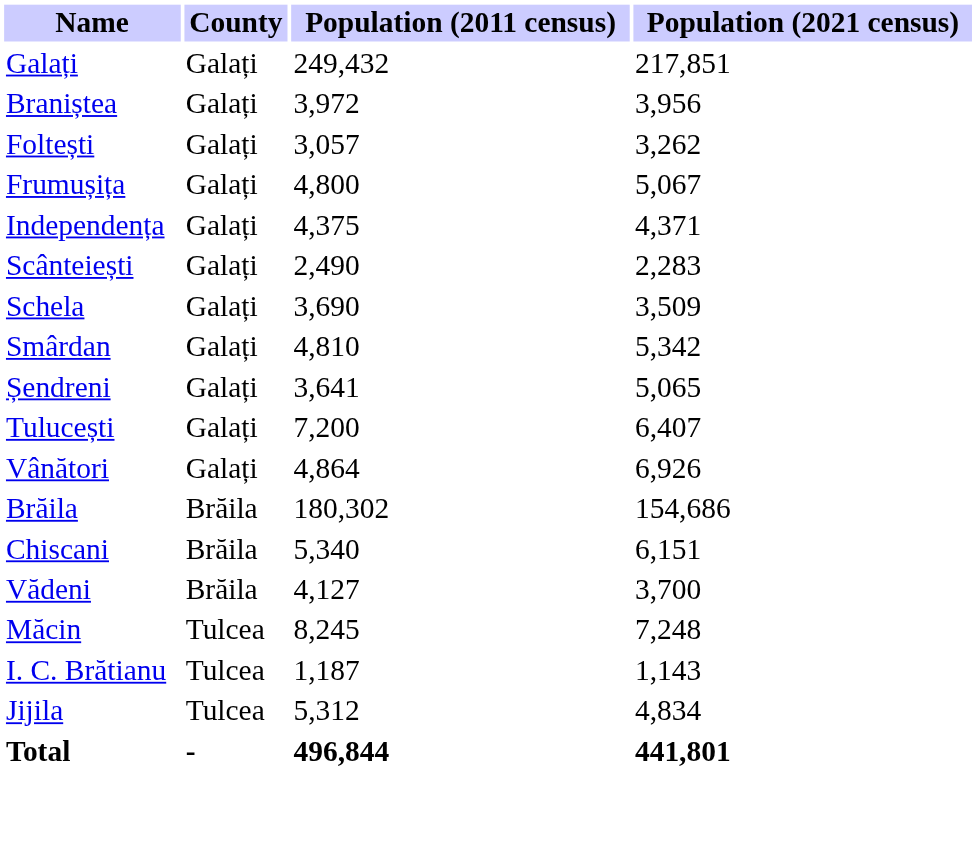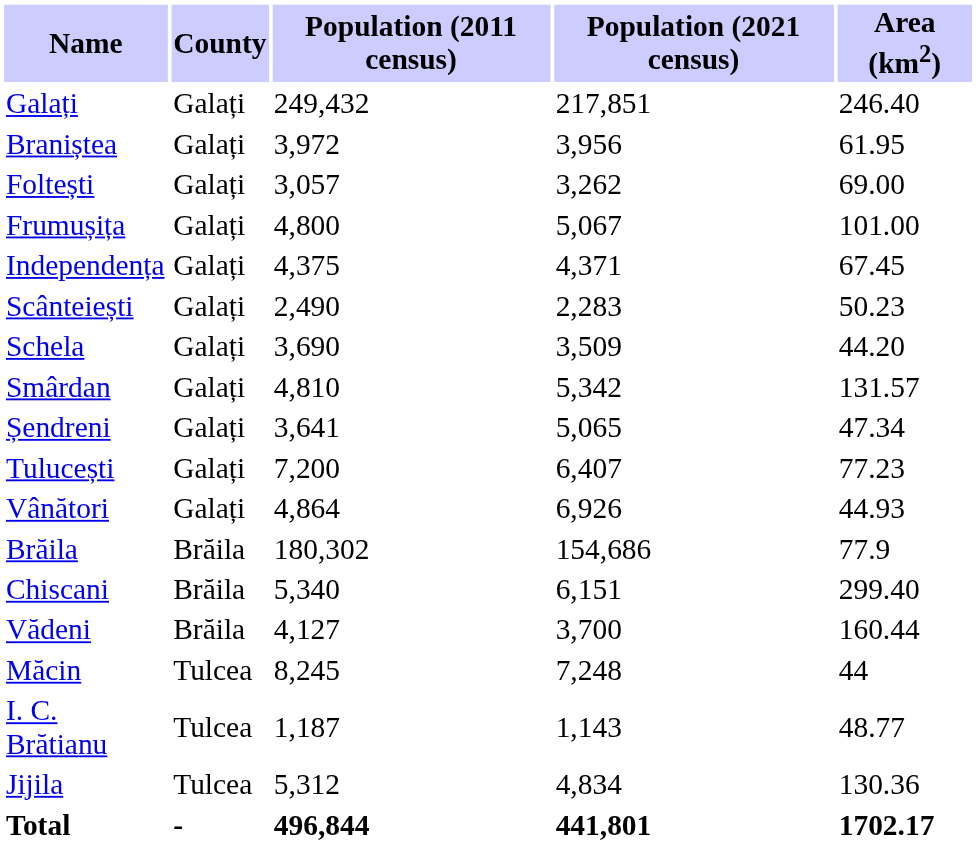+ column: (905, 43)
